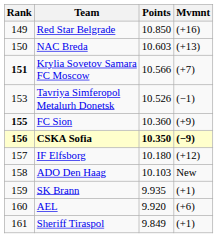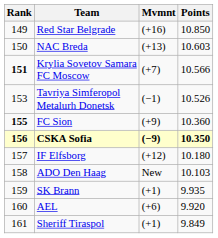columns swapped: (156, 13) <-> (193, 13)
